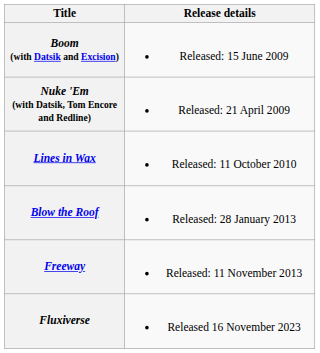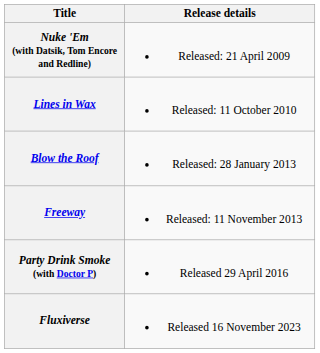- row: (65, 49)
+ row: (65, 266)
